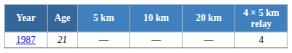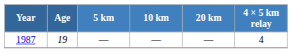(62, 40) 21 -> (62, 40) 19
